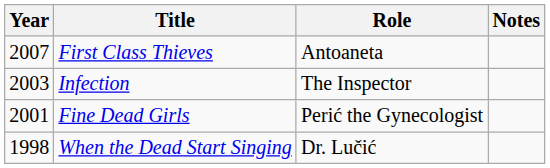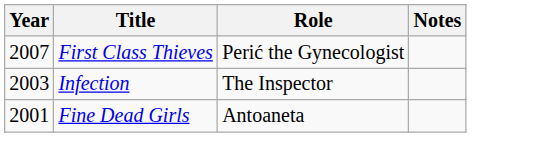(342, 52) Antoaneta -> (313, 52) Perić the Gynecologist
(392, 115) Perić the Gynecologist -> (263, 115) Antoaneta
- row: (175, 147)
